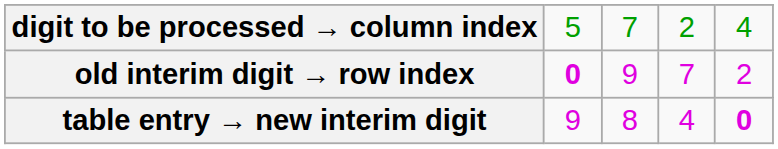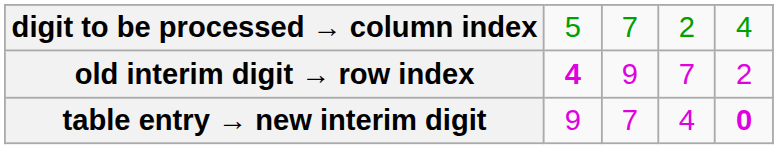(573, 73) 0 -> (573, 73) 4
(630, 119) 8 -> (630, 119) 7
